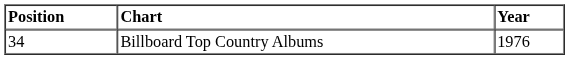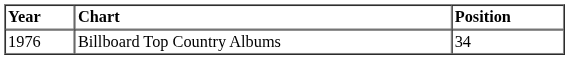columns swapped: (513, 17) <-> (36, 17)
